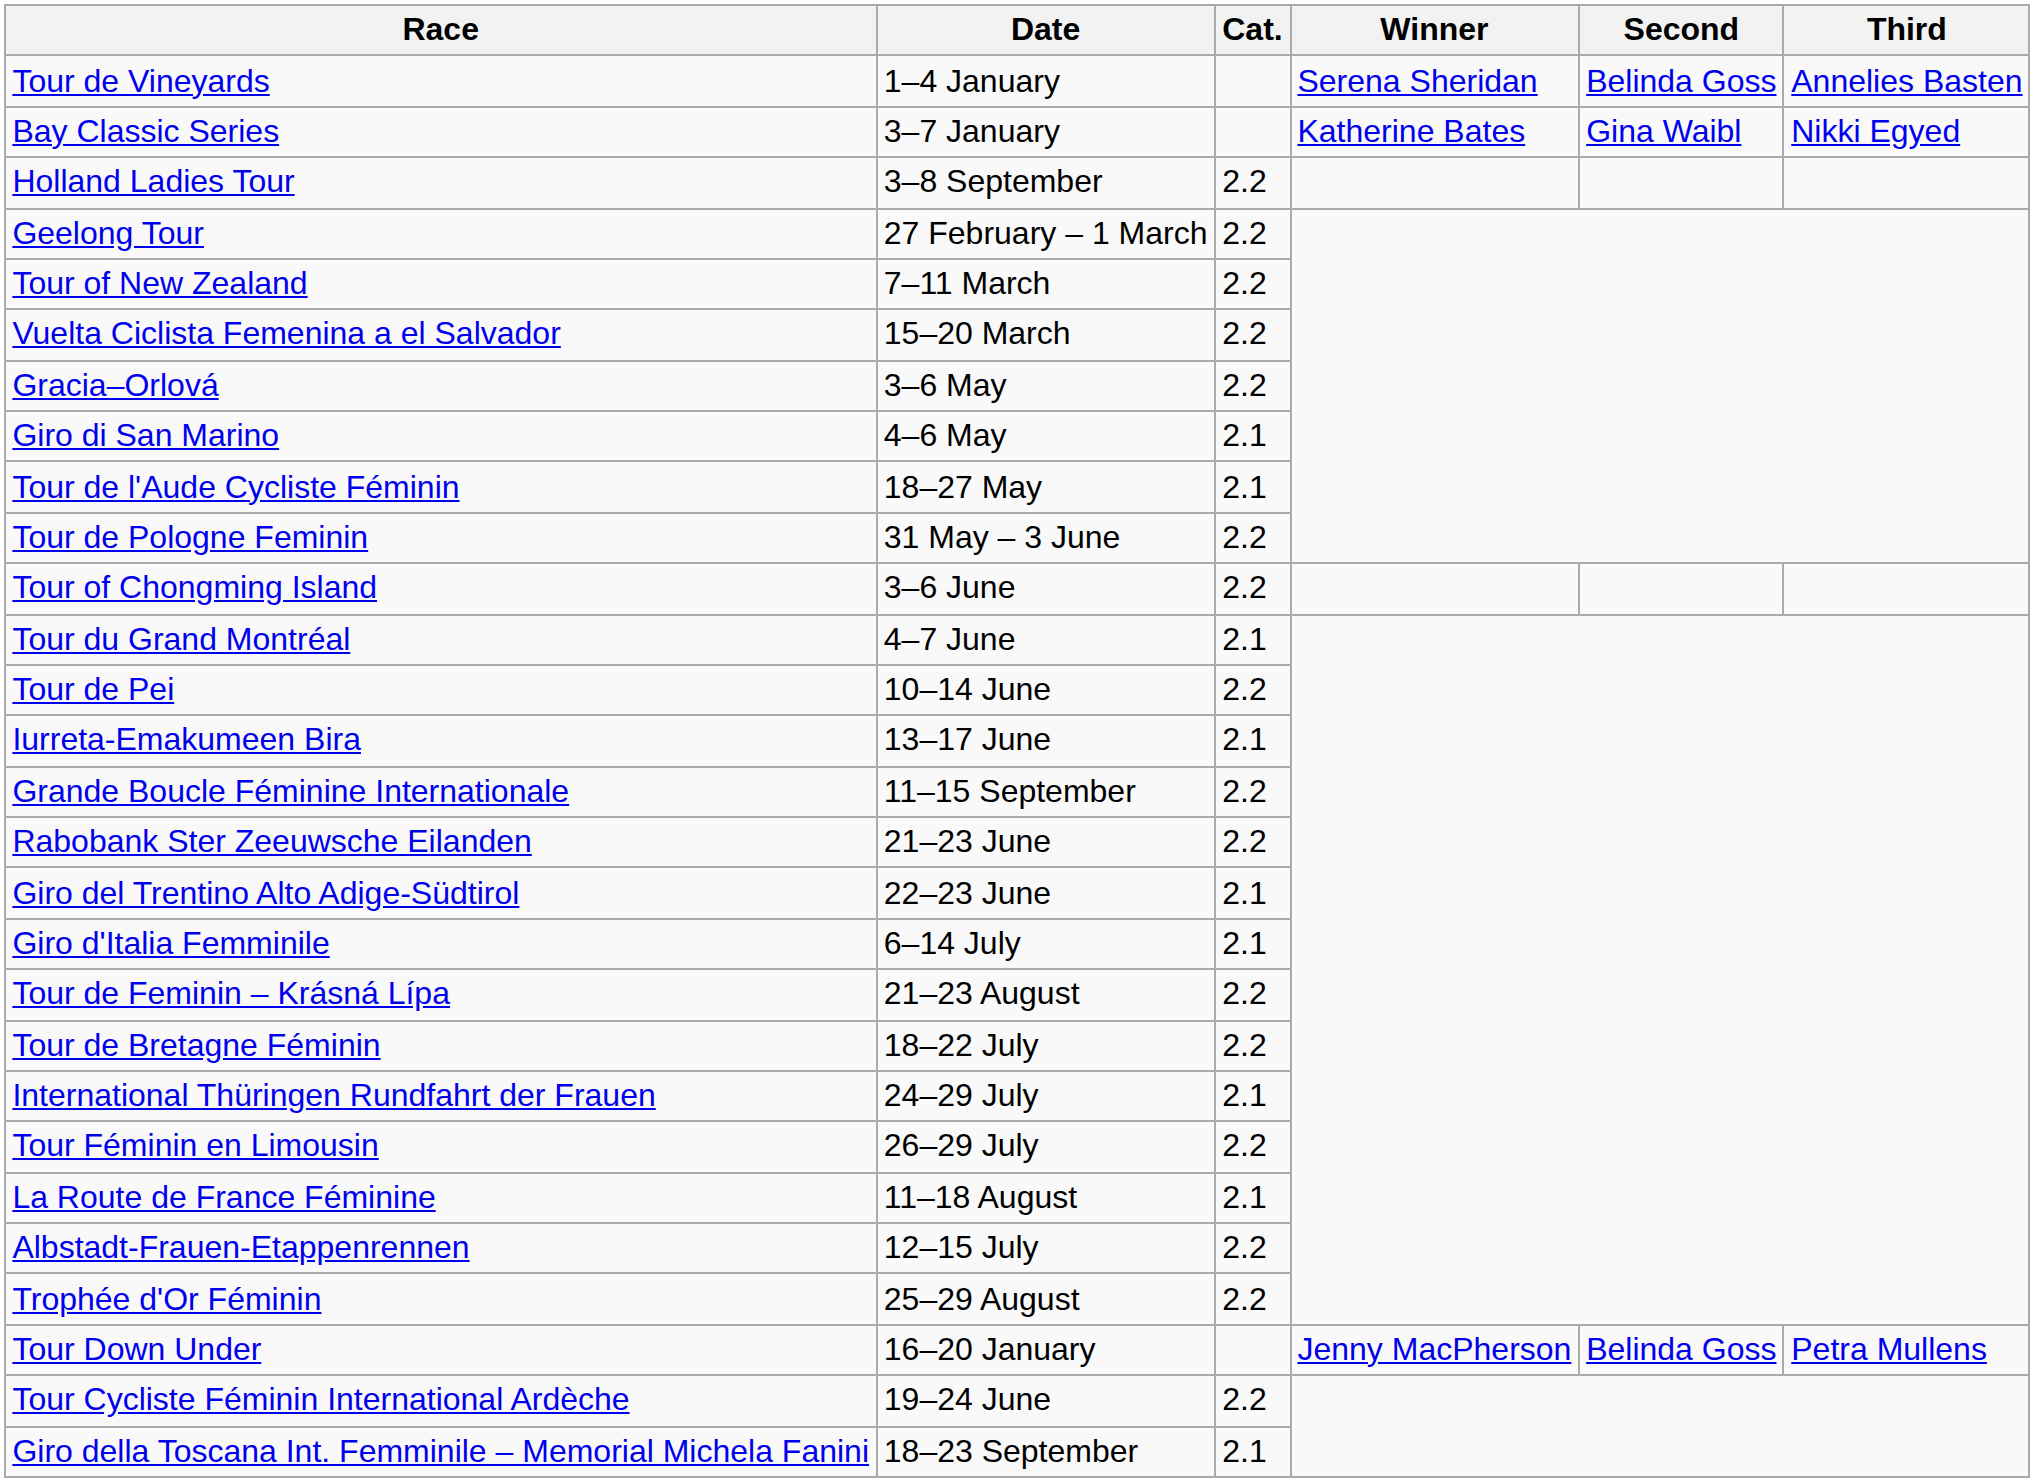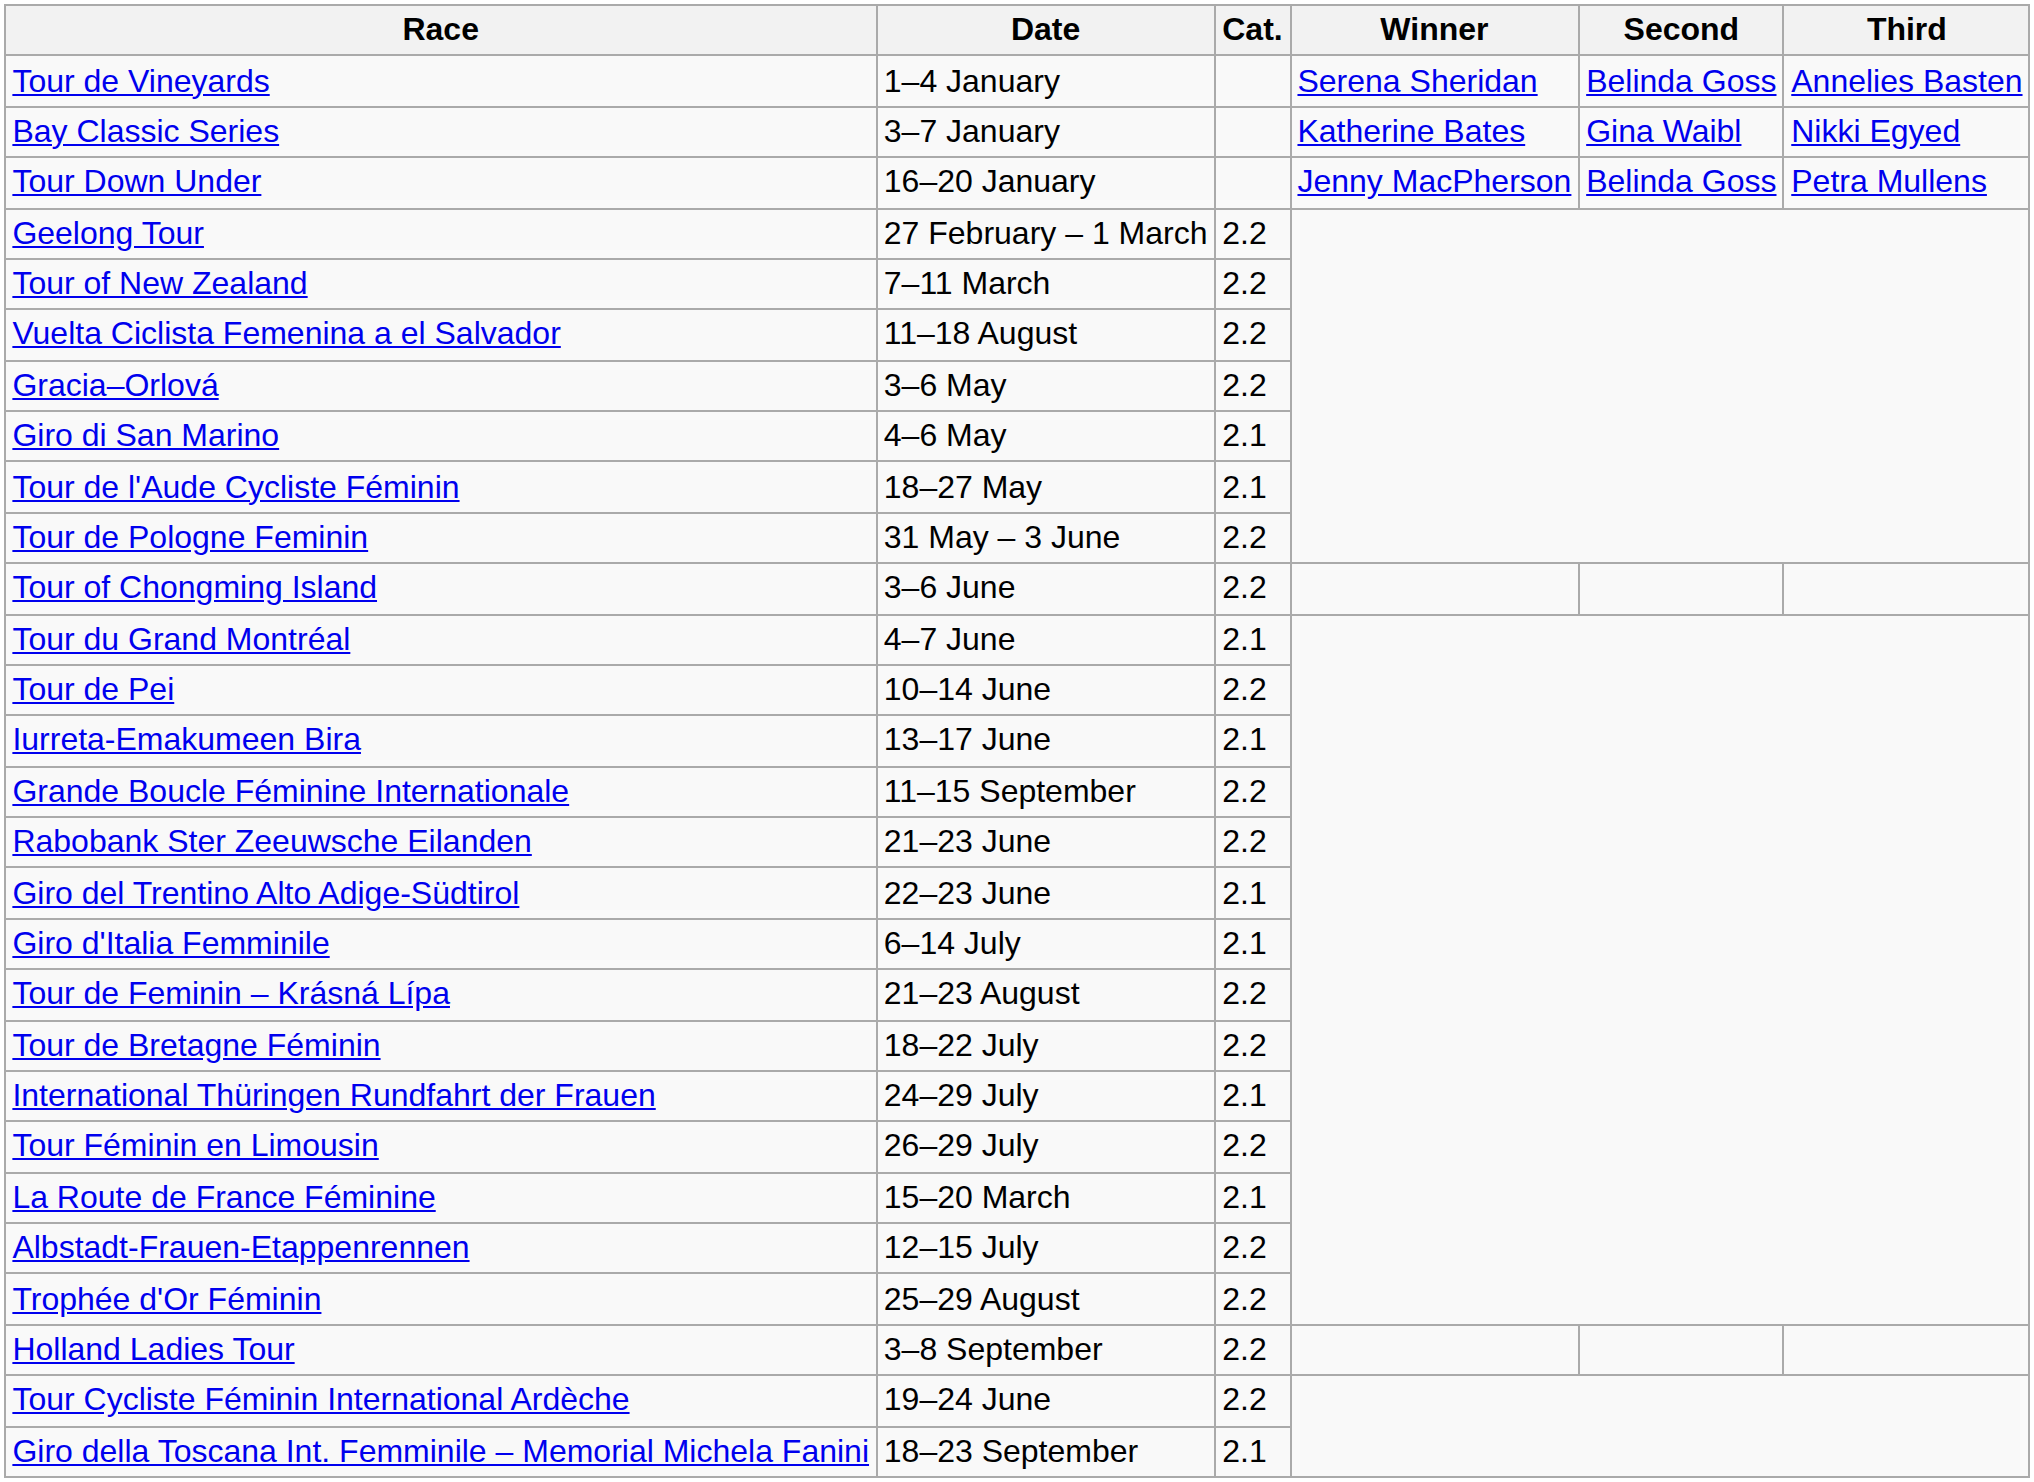rows swapped: (137, 1349) <-> (154, 182)
(977, 334) 15–20 March -> (980, 334) 11–18 August
(980, 1197) 11–18 August -> (977, 1197) 15–20 March
